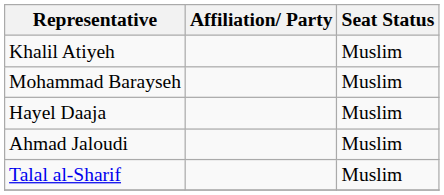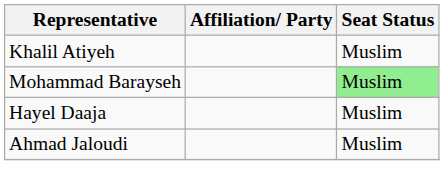(372, 81) no background -> (372, 81) lightgreen background
- row: (65, 174)
